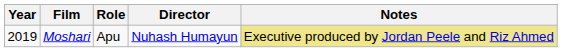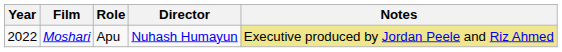(22, 36) 2019 -> (22, 36) 2022
